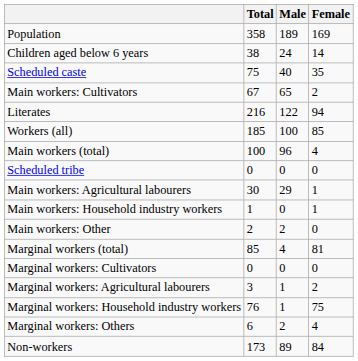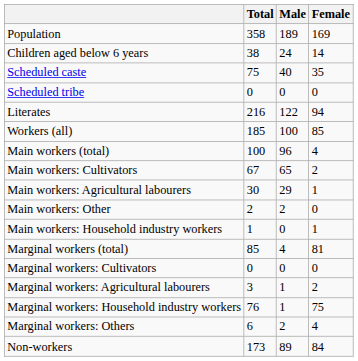rows swapped: (46, 170) <-> (72, 92)
rows swapped: (115, 209) <-> (59, 229)
